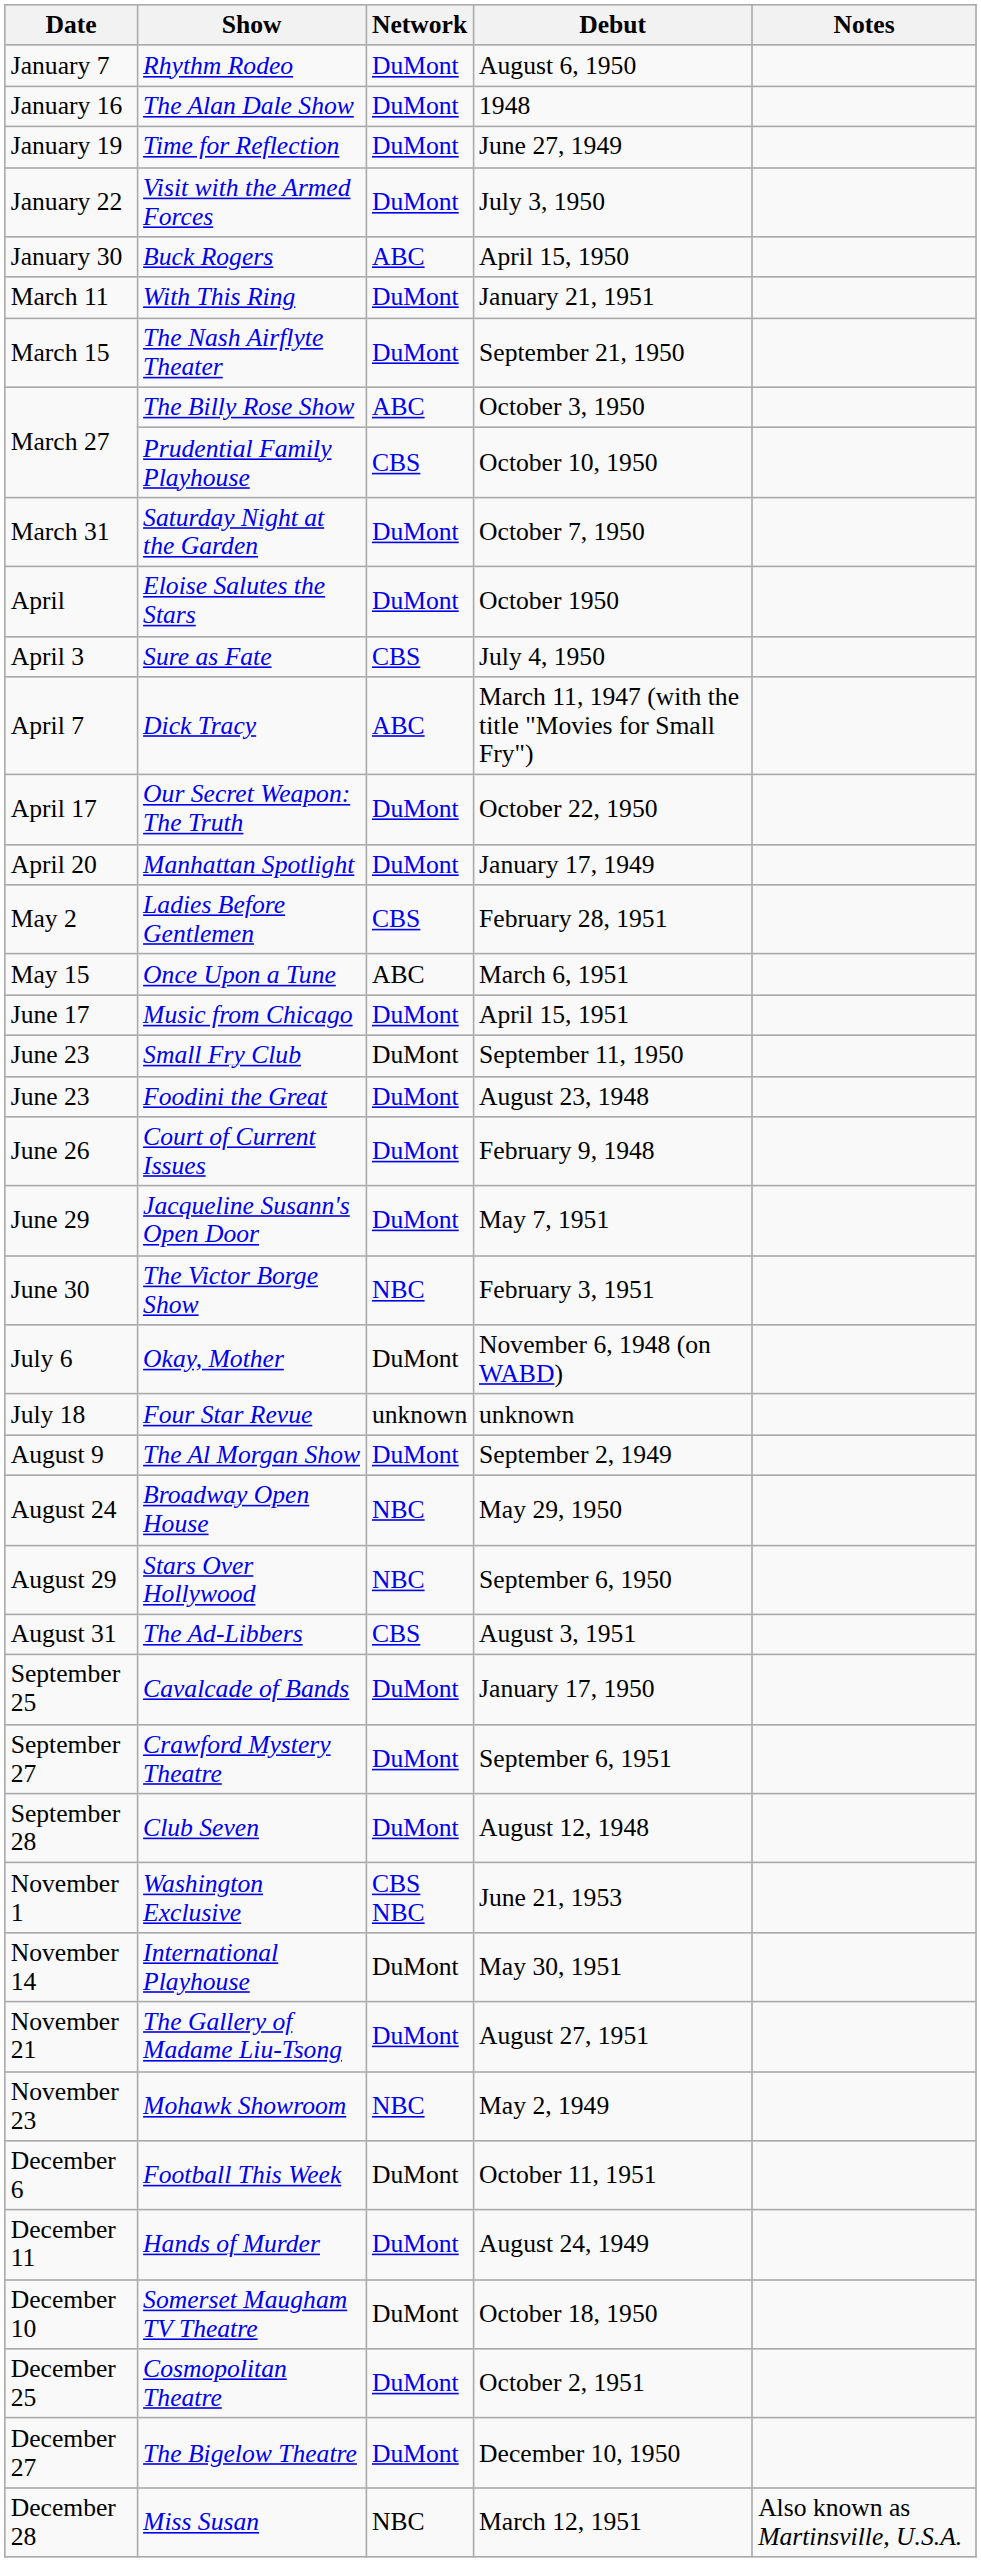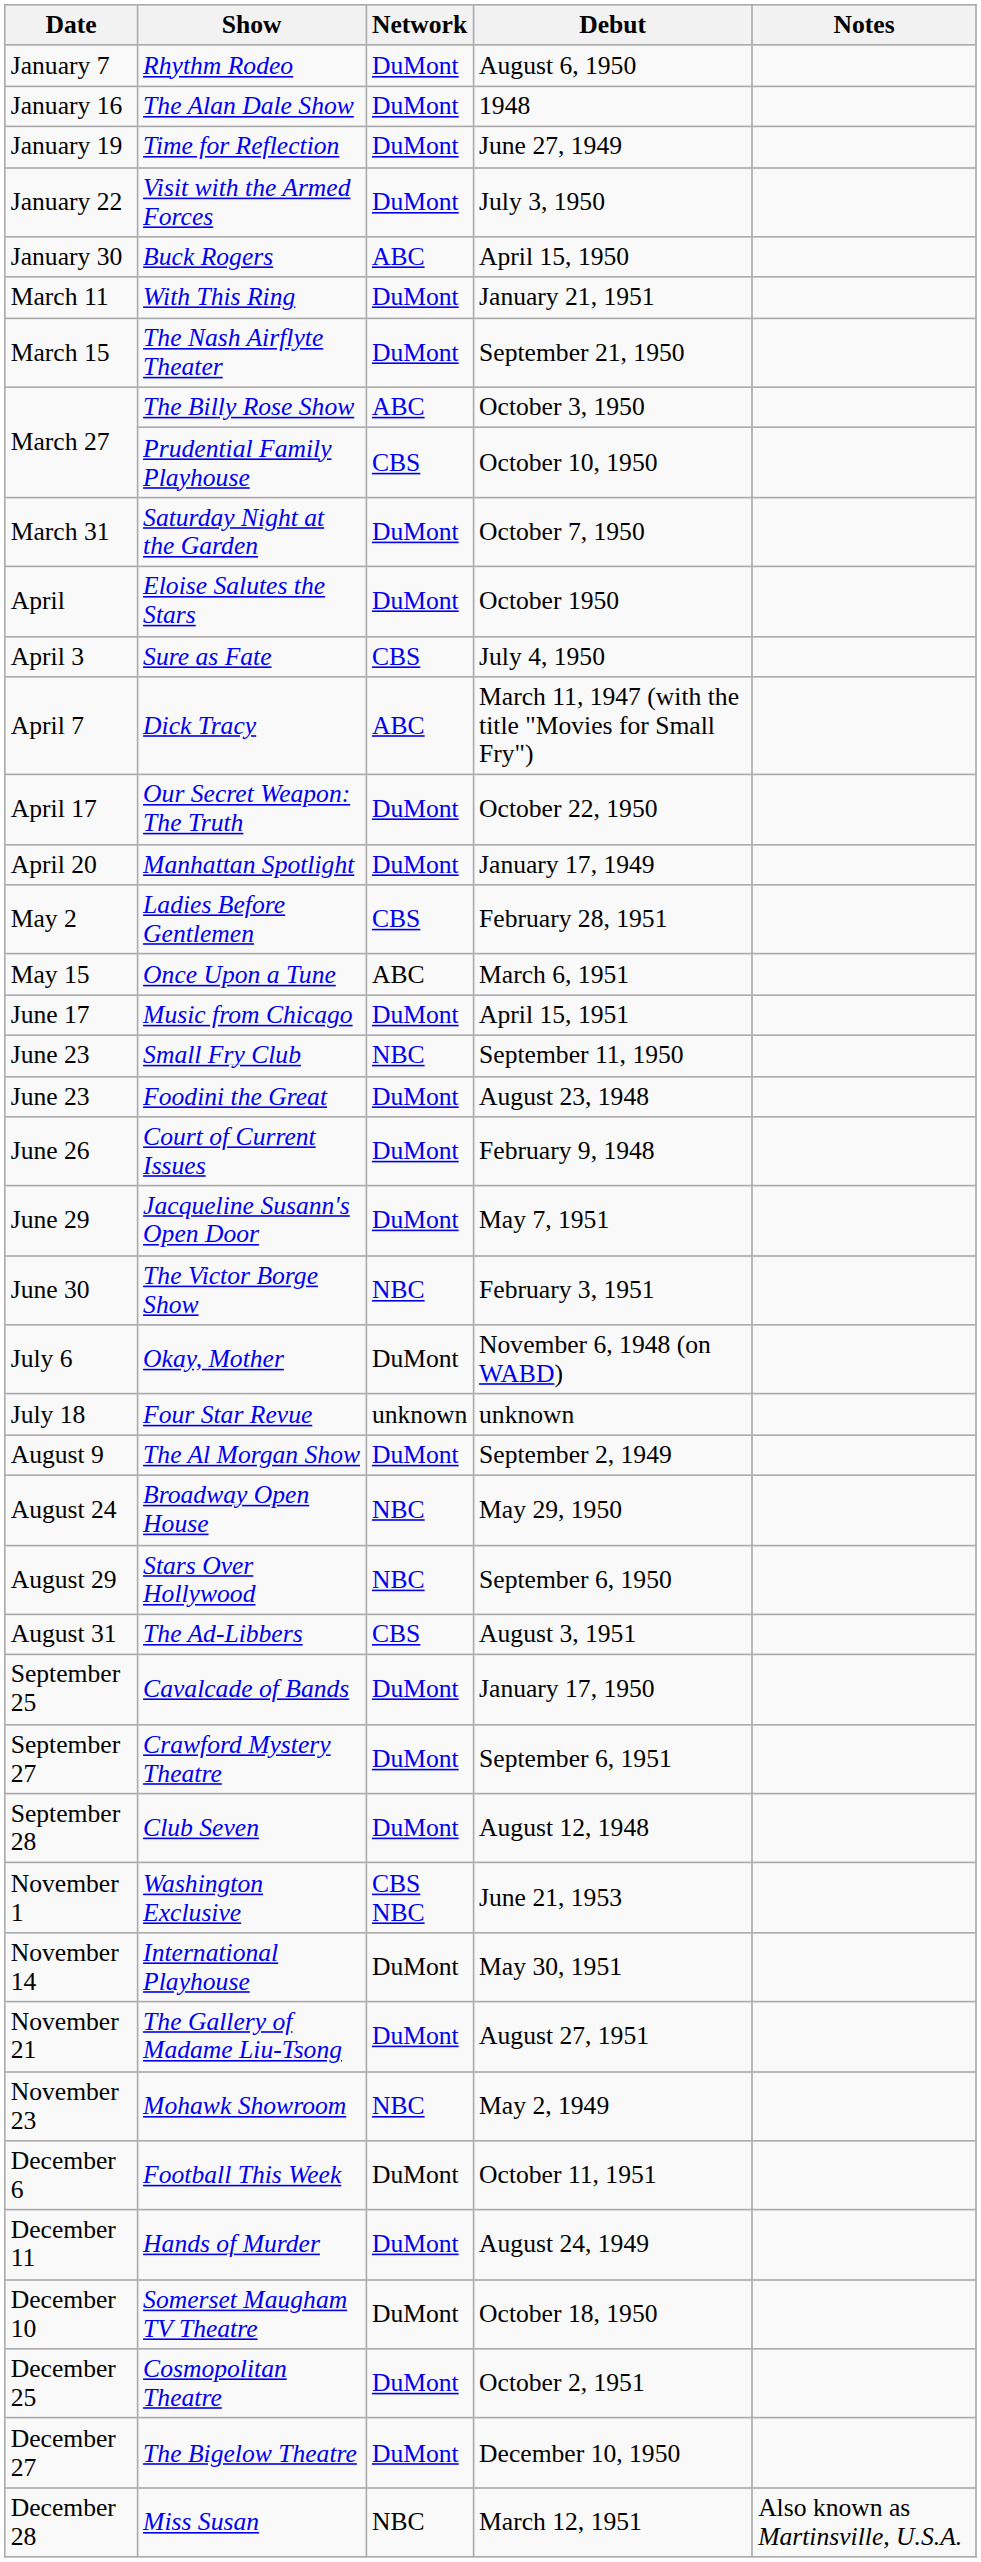(415, 1055) DuMont -> (398, 1055) NBC
